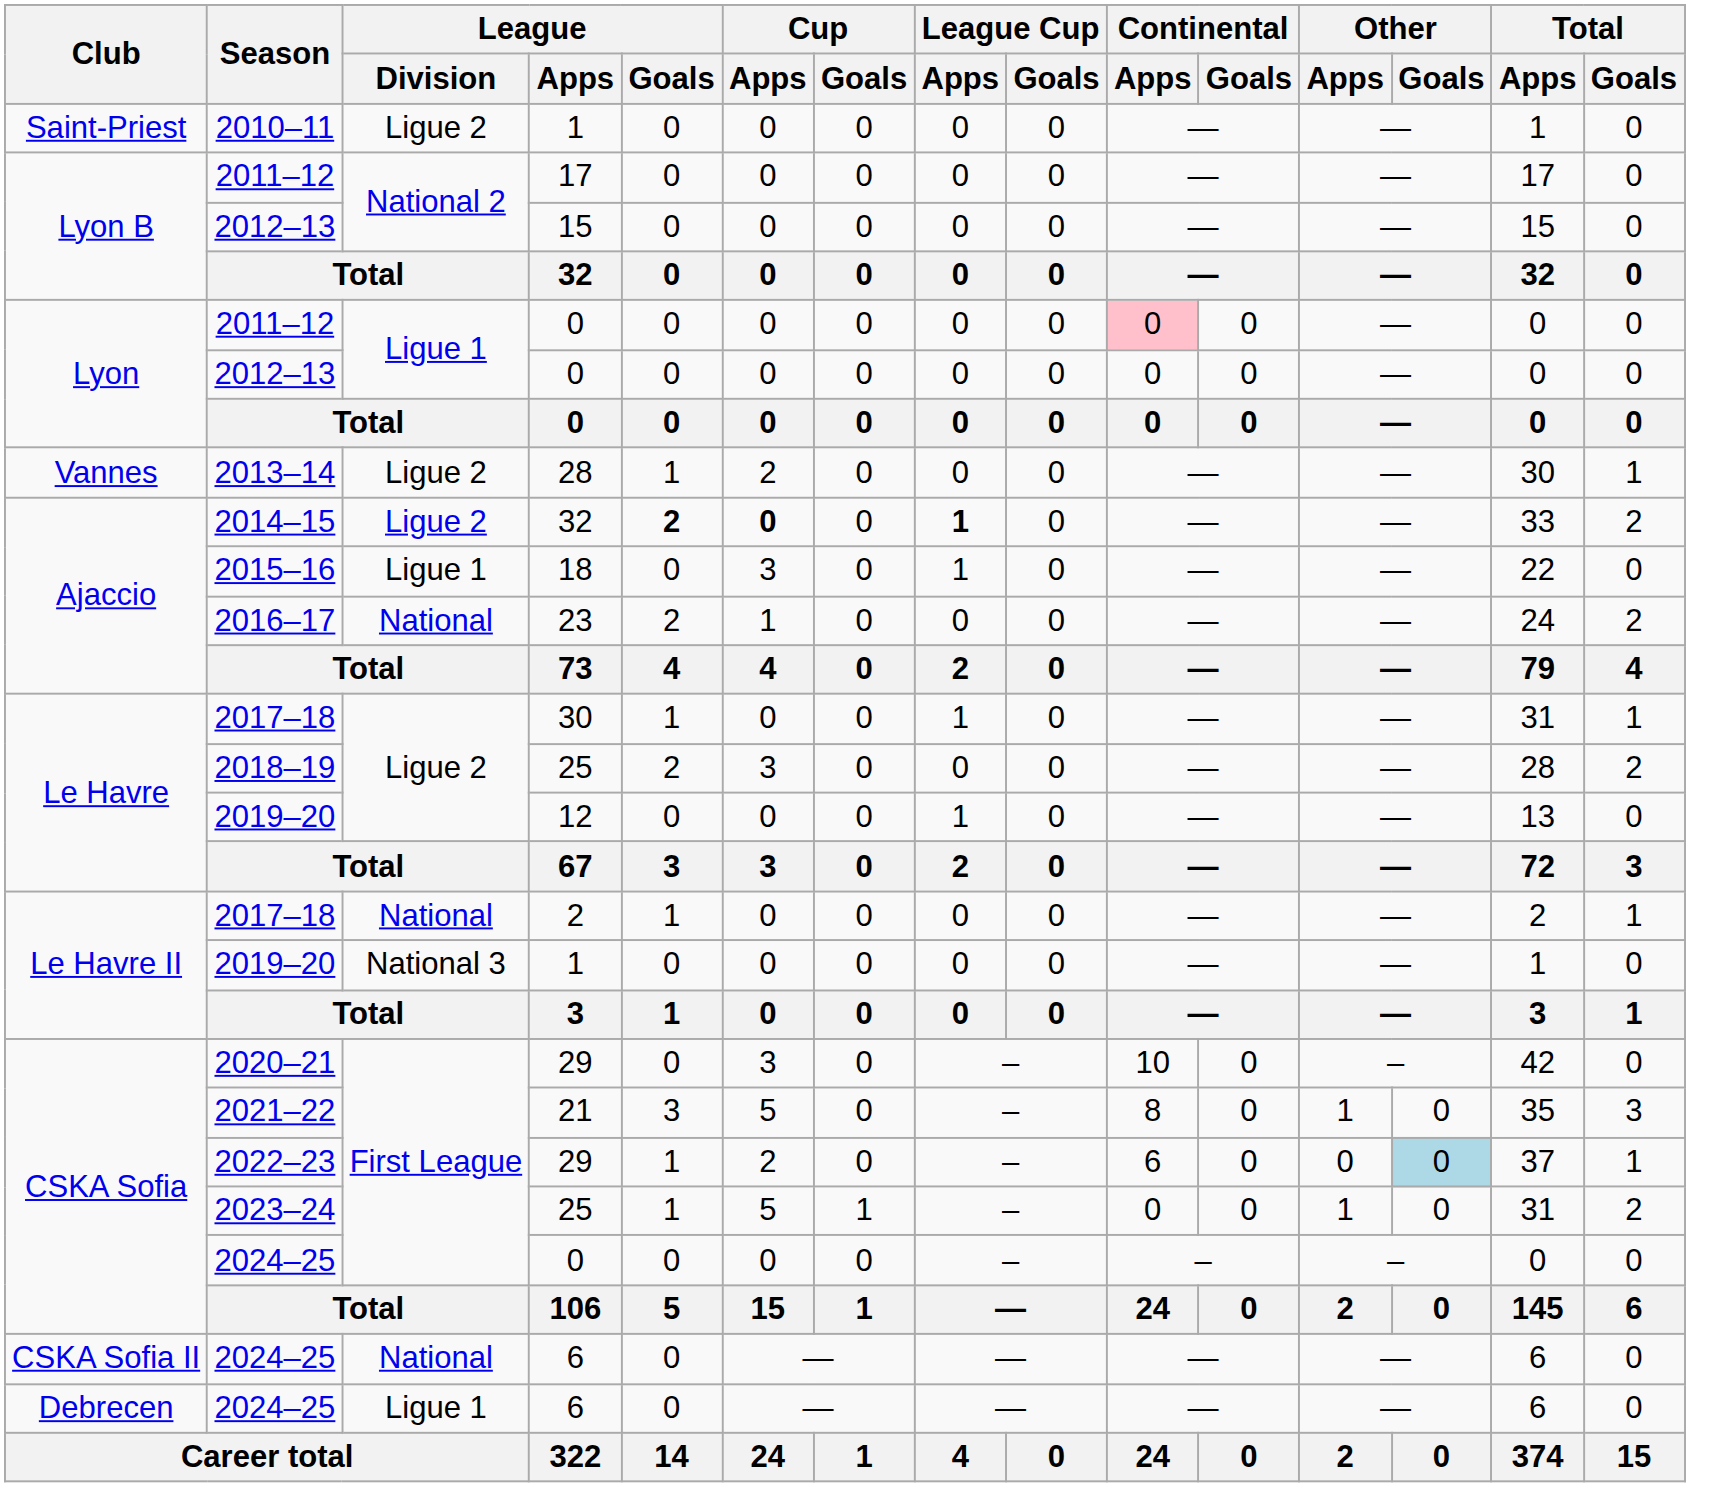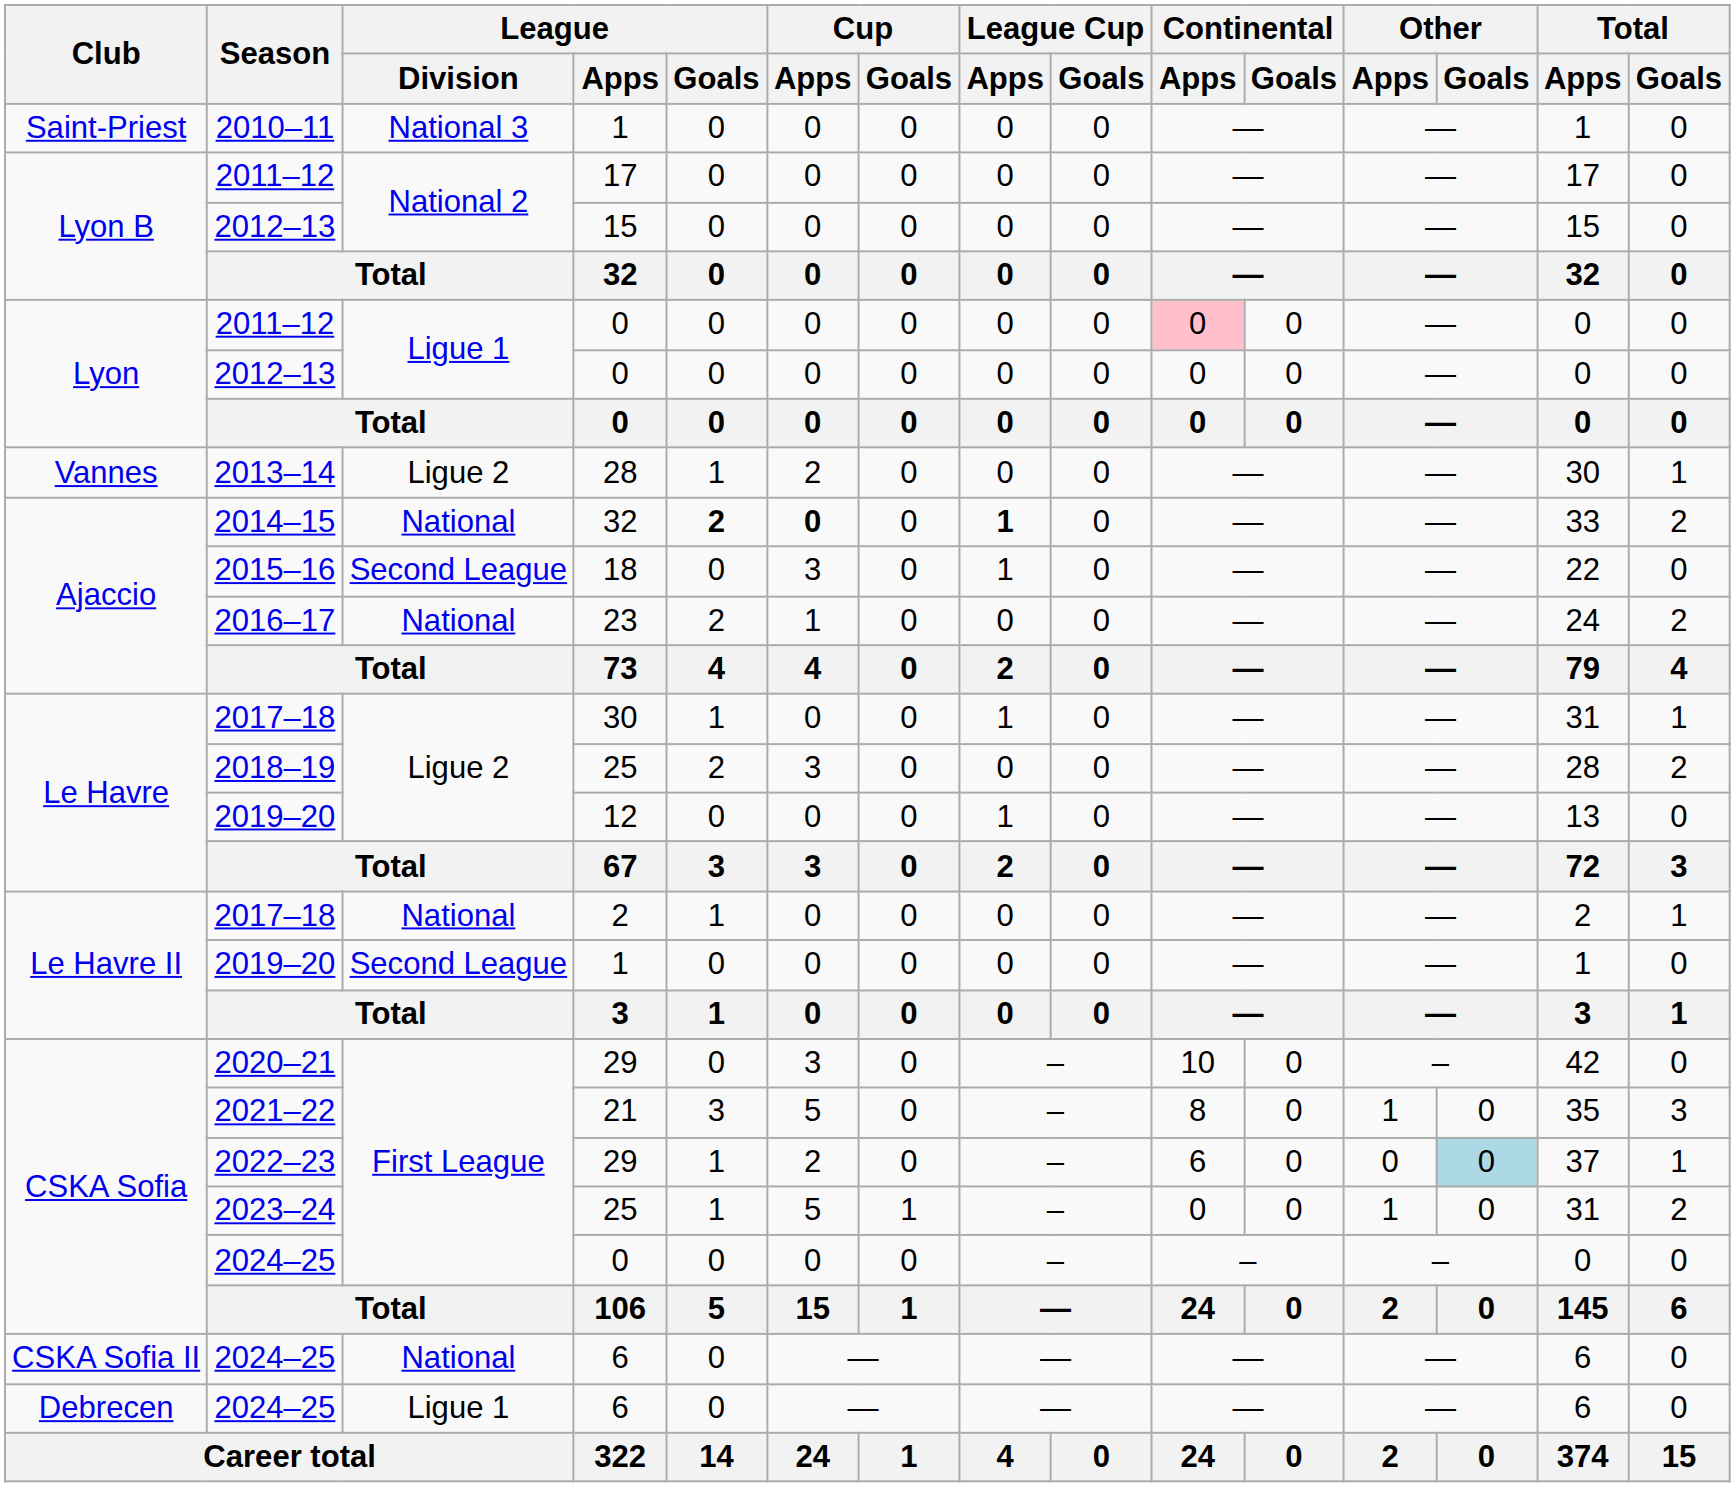(436, 127) Ligue 2 -> (458, 127) National 3
(436, 521) Ligue 2 -> (458, 521) National
(436, 570) Ligue 1 -> (458, 570) Second League
(436, 964) National 3 -> (458, 964) Second League
